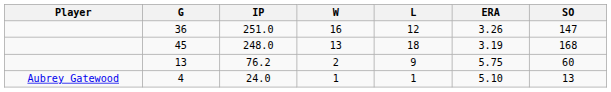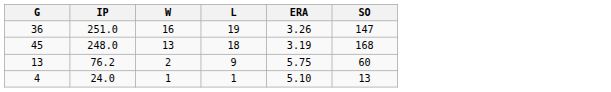- column: (73, 13)
(413, 29) 12 -> (234, 29) 19
